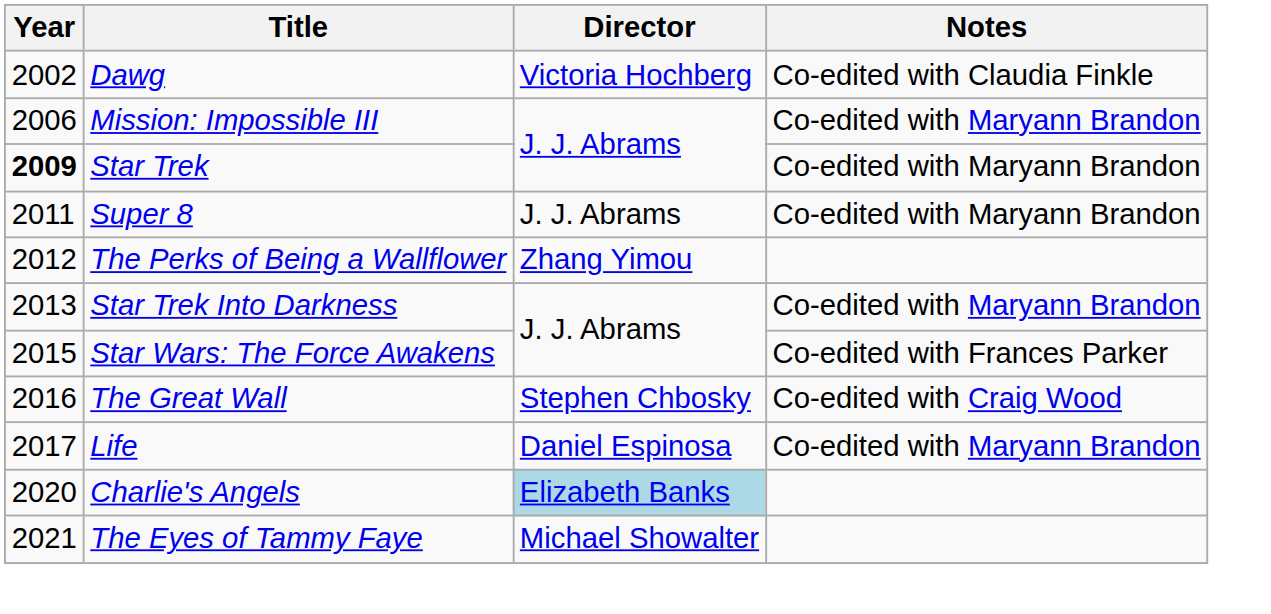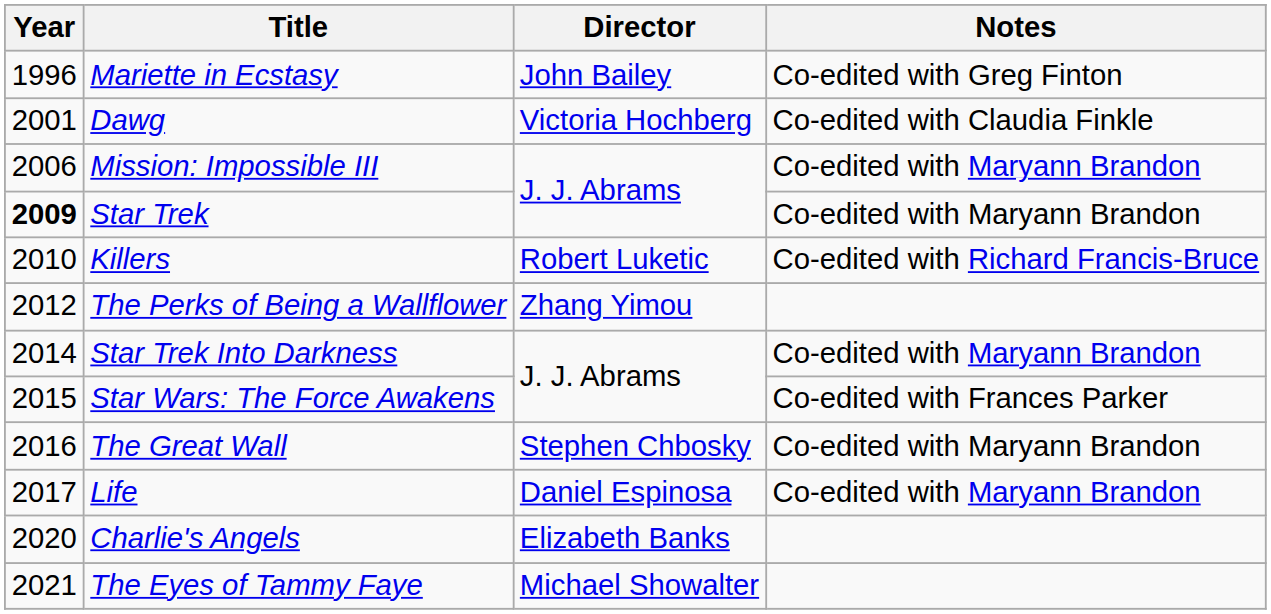+ row: (214, 74)
(44, 74) 2002 -> (44, 120) 2001
+ row: (130, 259)
- row: (142, 213)
(44, 306) 2013 -> (44, 352) 2014
(947, 399) Co-edited with Craig Wood -> (987, 445) Co-edited with Maryann Brandon
(625, 492) lightblue background -> (625, 538) no background
